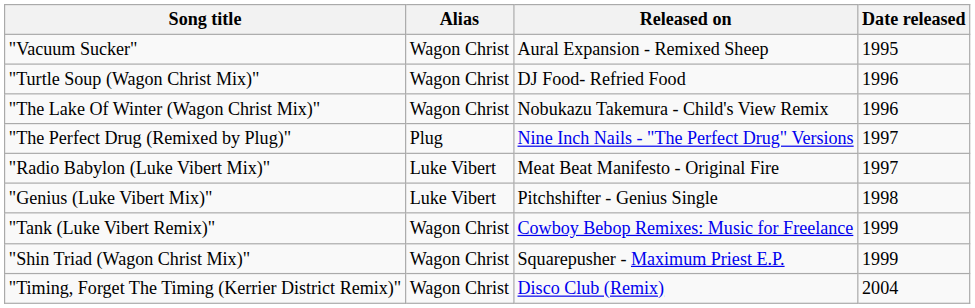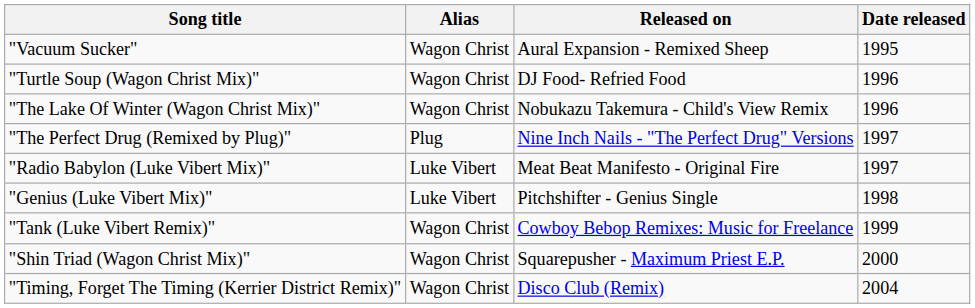(880, 258) 1999 -> (880, 258) 2000
